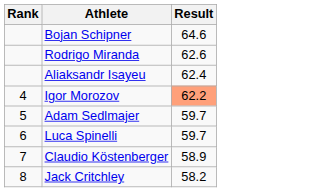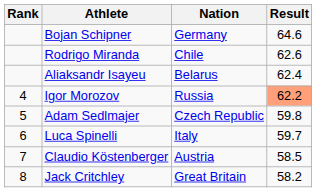+ column: (219, 14)
(194, 116) 59.7 -> (289, 116) 59.8
(194, 156) 58.9 -> (289, 156) 58.5
